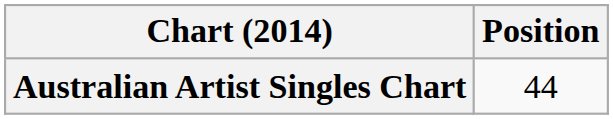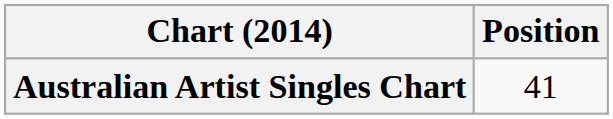(541, 85) 44 -> (541, 85) 41
